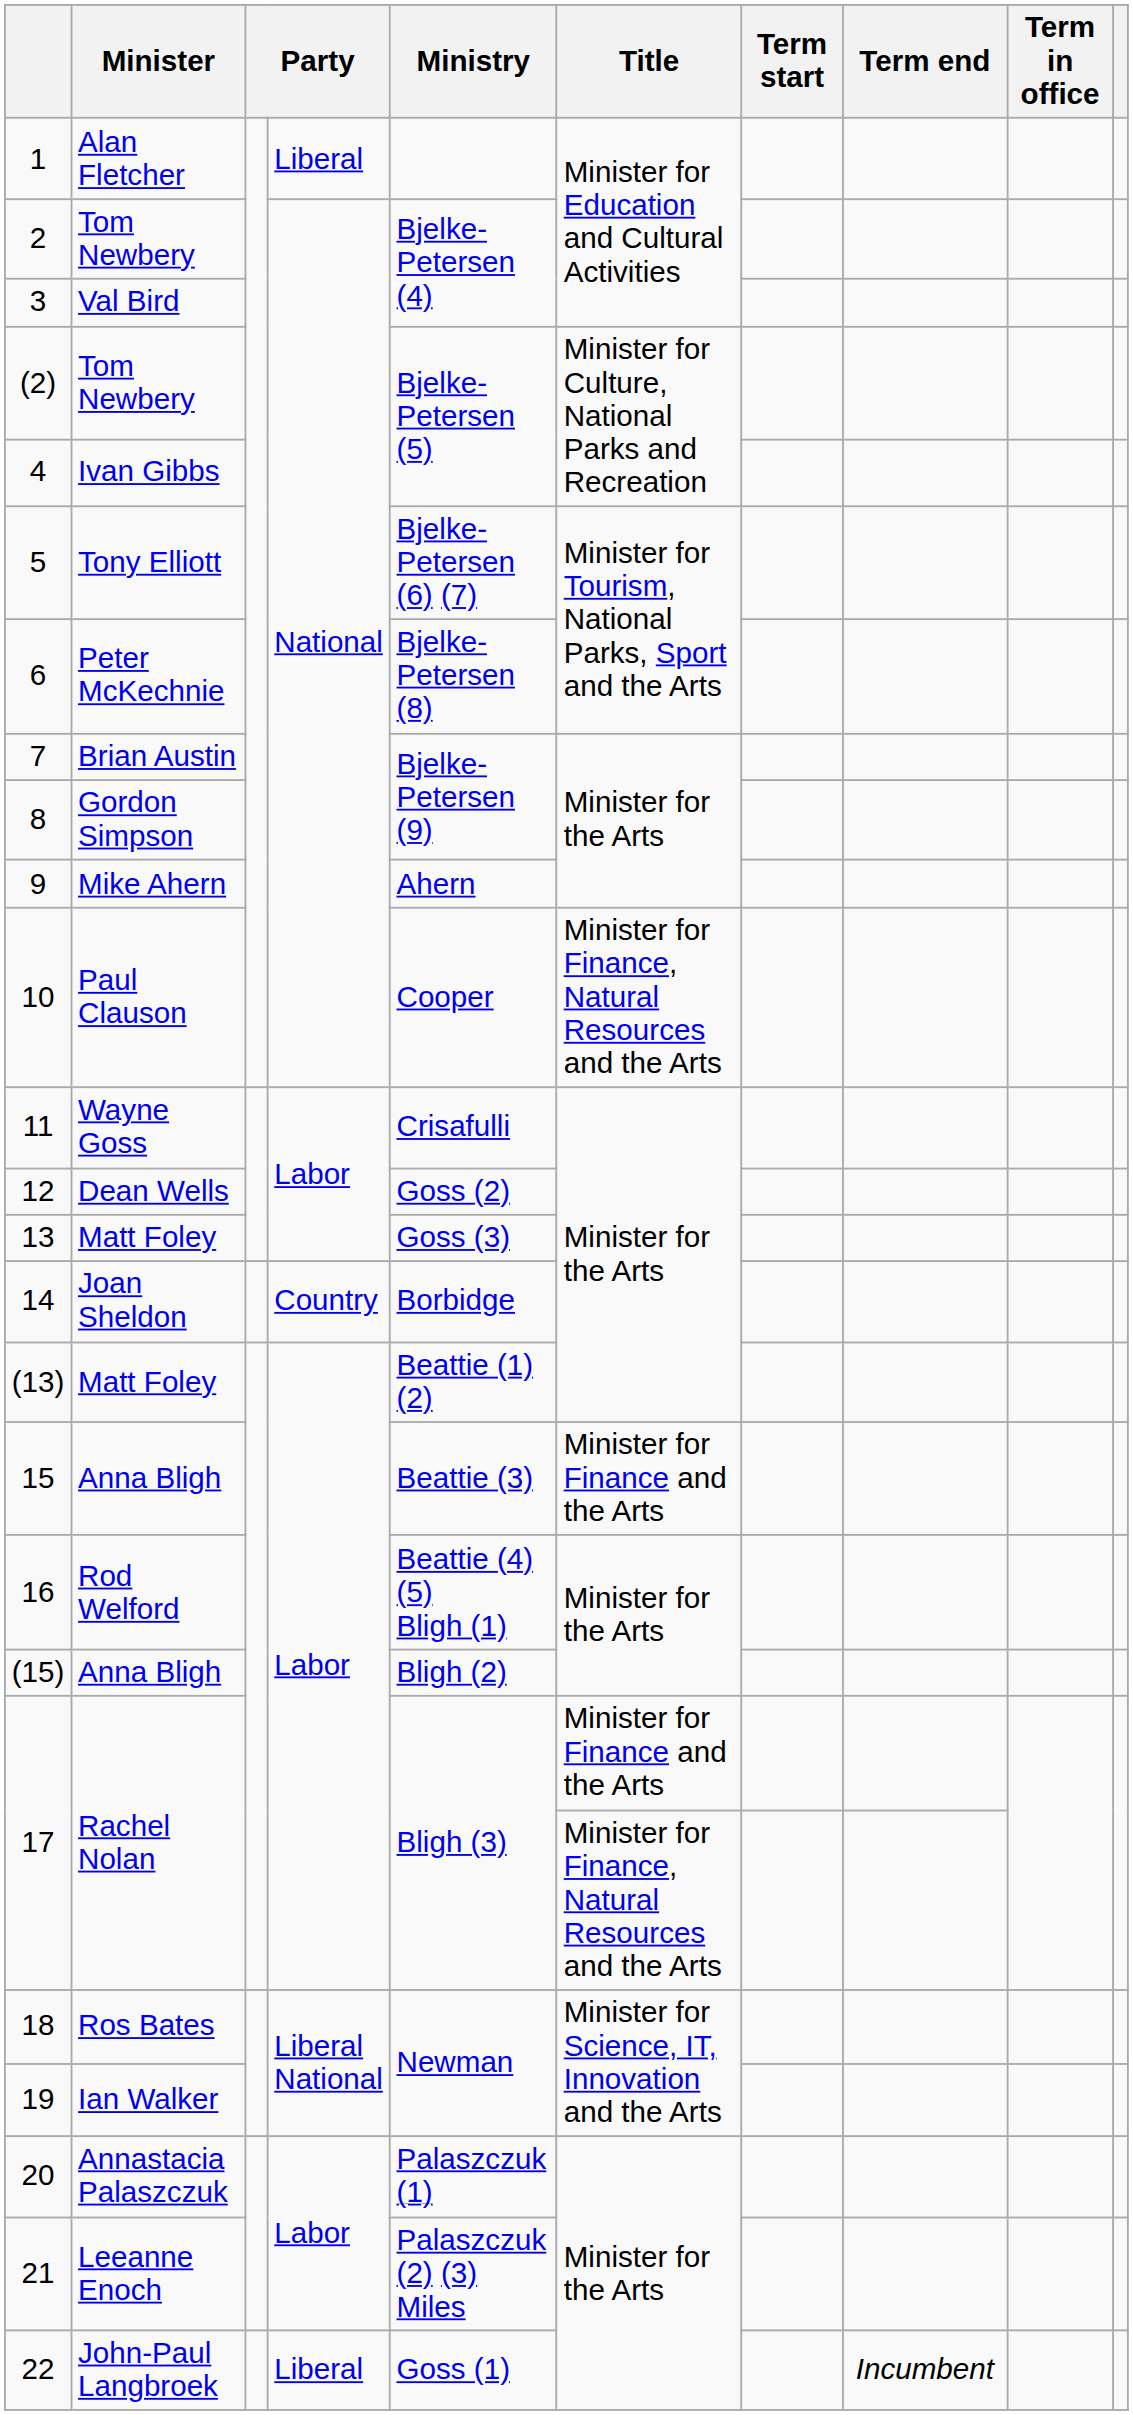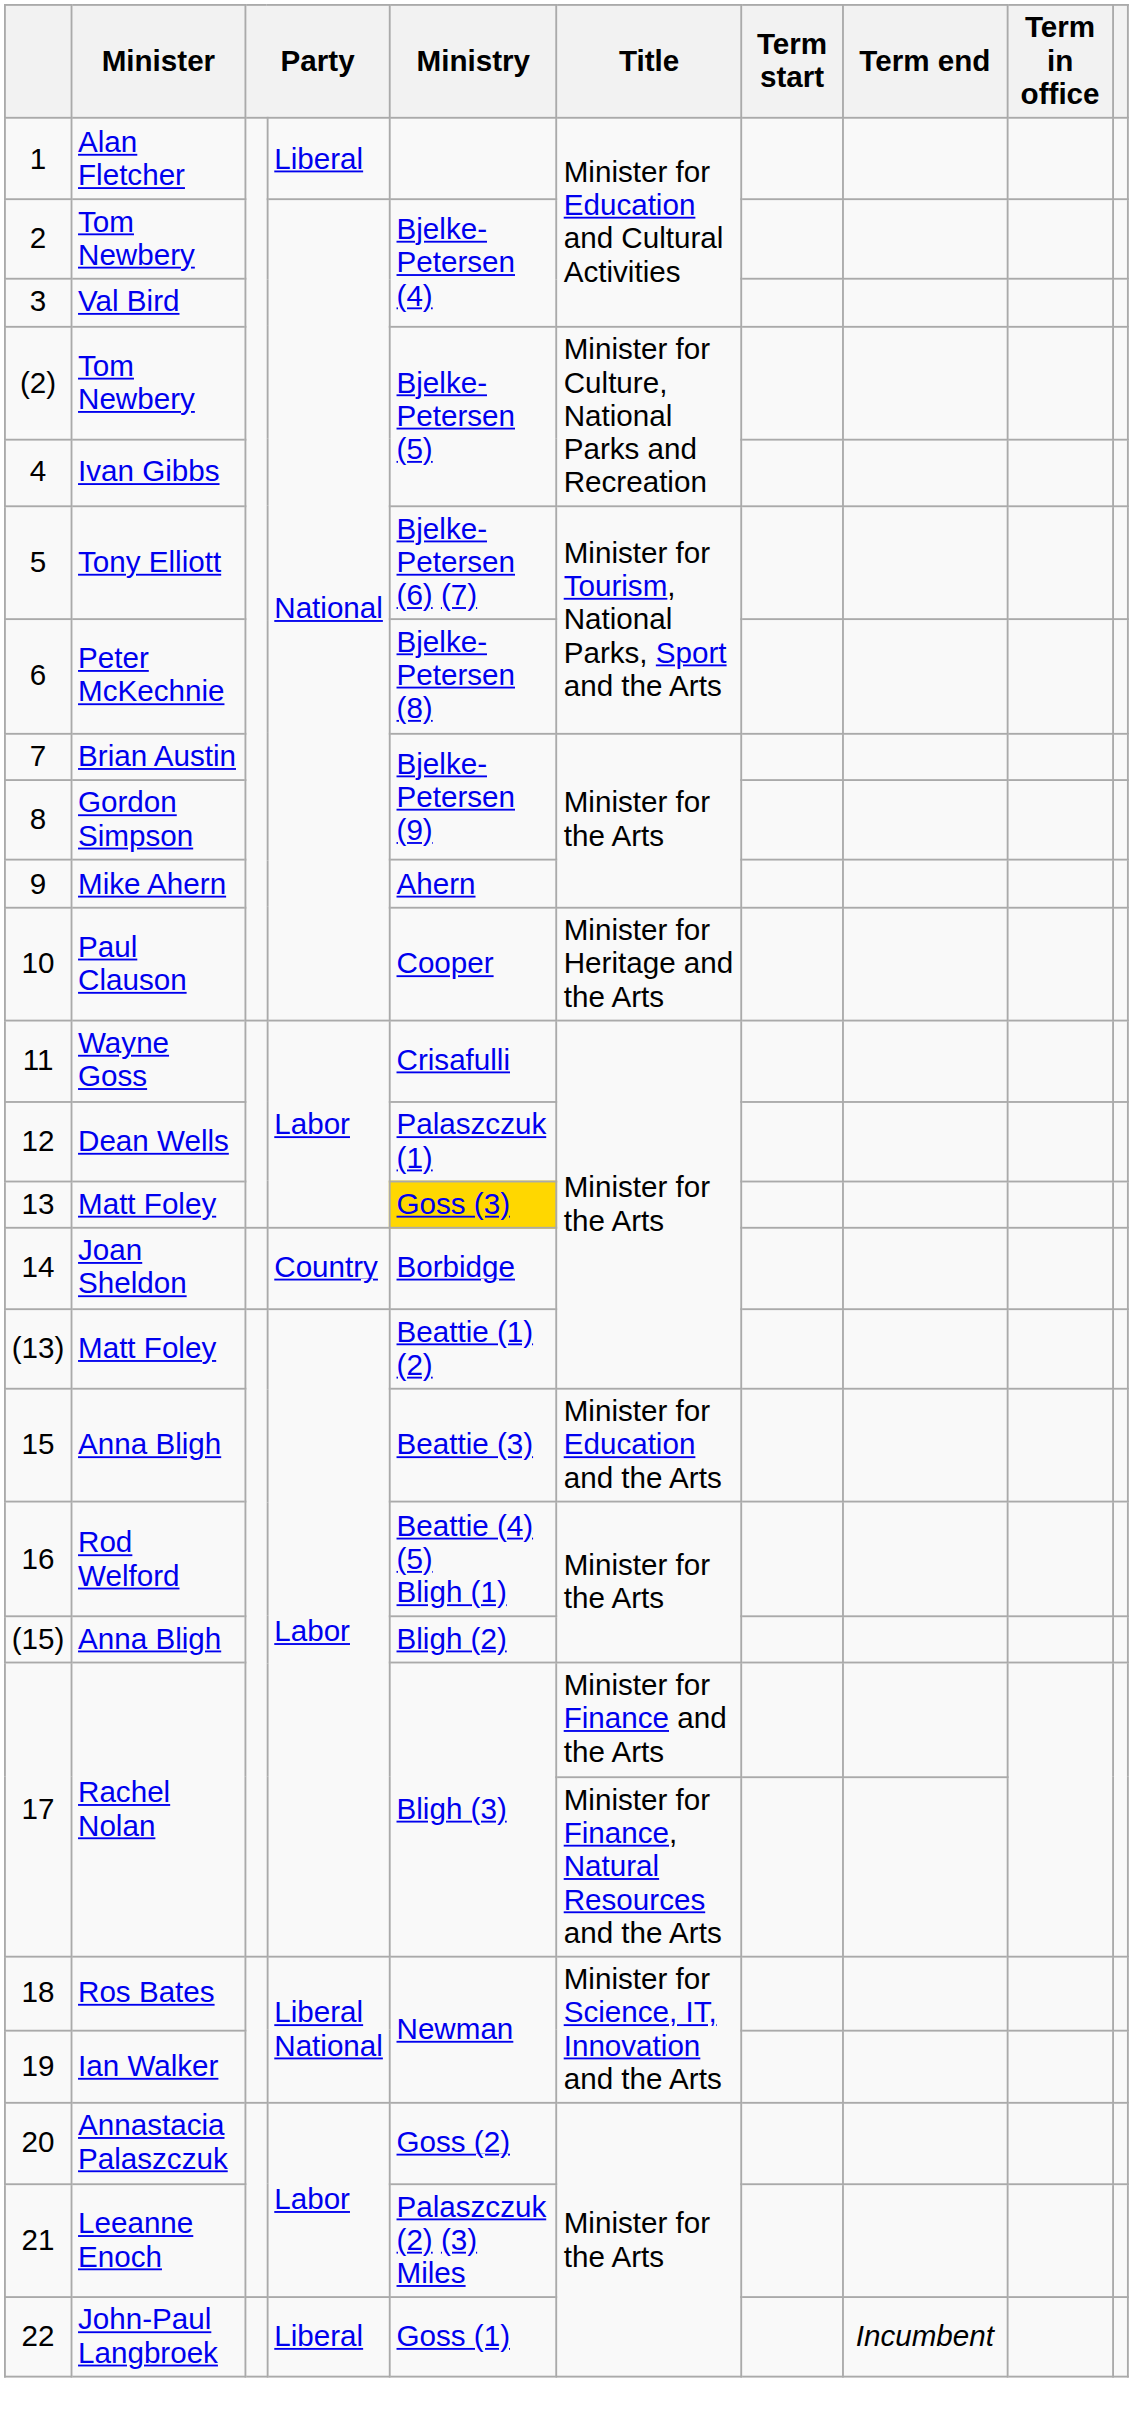(643, 996) Minister for Finance, Natural Resources and the Arts -> (648, 963) Minister for Heritage and the Arts
(453, 1190) Goss (2) -> (471, 1140) Palaszczuk (1)
(453, 1237) no background -> (453, 1204) gold background
(645, 1478) Minister for Finance and the Arts -> (643, 1445) Minister for Education and the Arts
(471, 2176) Palaszczuk (1) -> (453, 2142) Goss (2)
